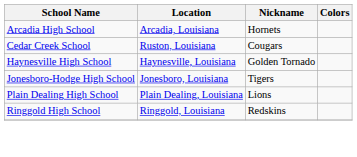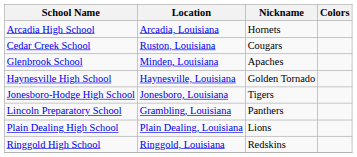+ row: (45, 62)
+ row: (64, 111)
